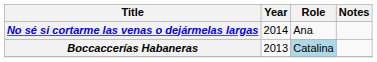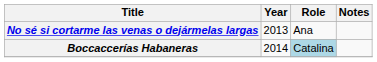(276, 30) 2014 -> (276, 30) 2013
(276, 48) 2013 -> (276, 48) 2014
